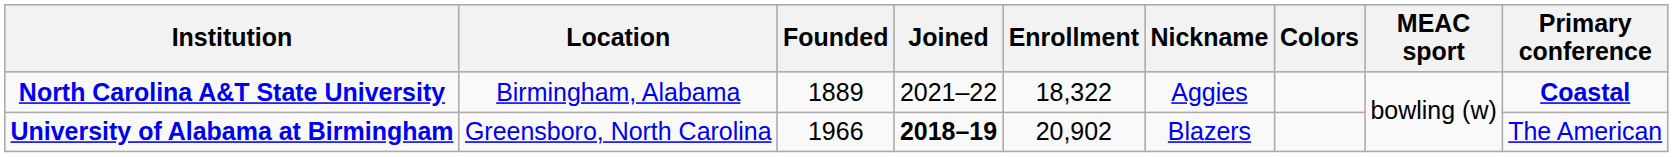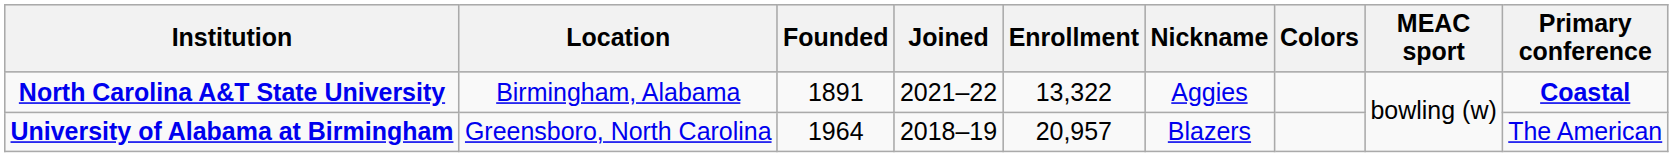(836, 91) 1889 -> (836, 91) 1891
(1074, 91) 18,322 -> (1074, 91) 13,322
(836, 131) 1966 -> (836, 131) 1964
(949, 131) bold -> (949, 131) normal
(1074, 131) 20,902 -> (1074, 131) 20,957
